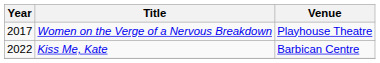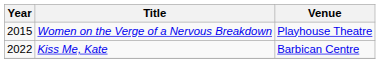(20, 31) 2017 -> (20, 31) 2015
